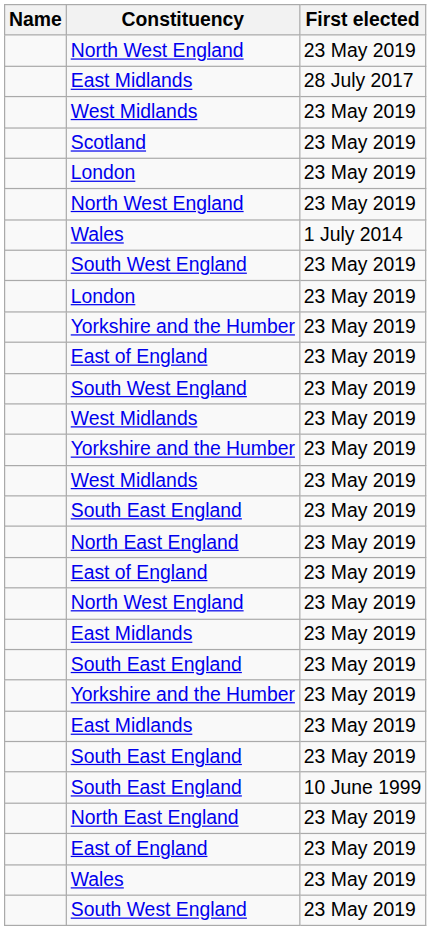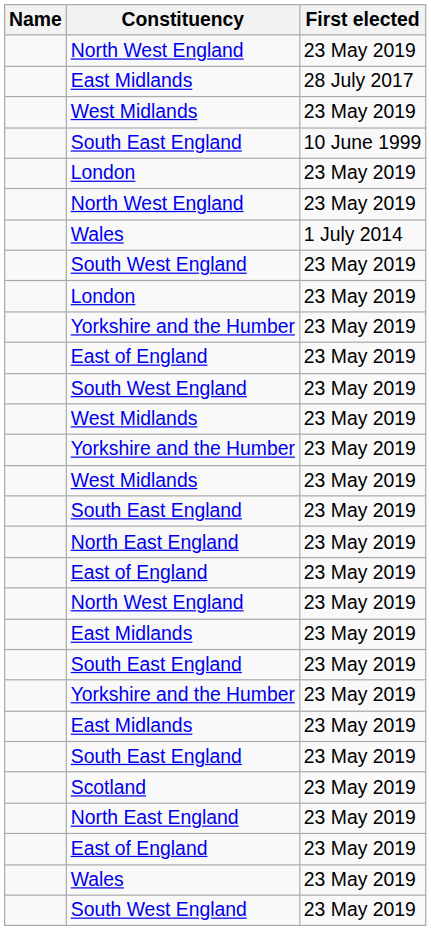rows swapped: (156, 787) <-> (108, 142)
